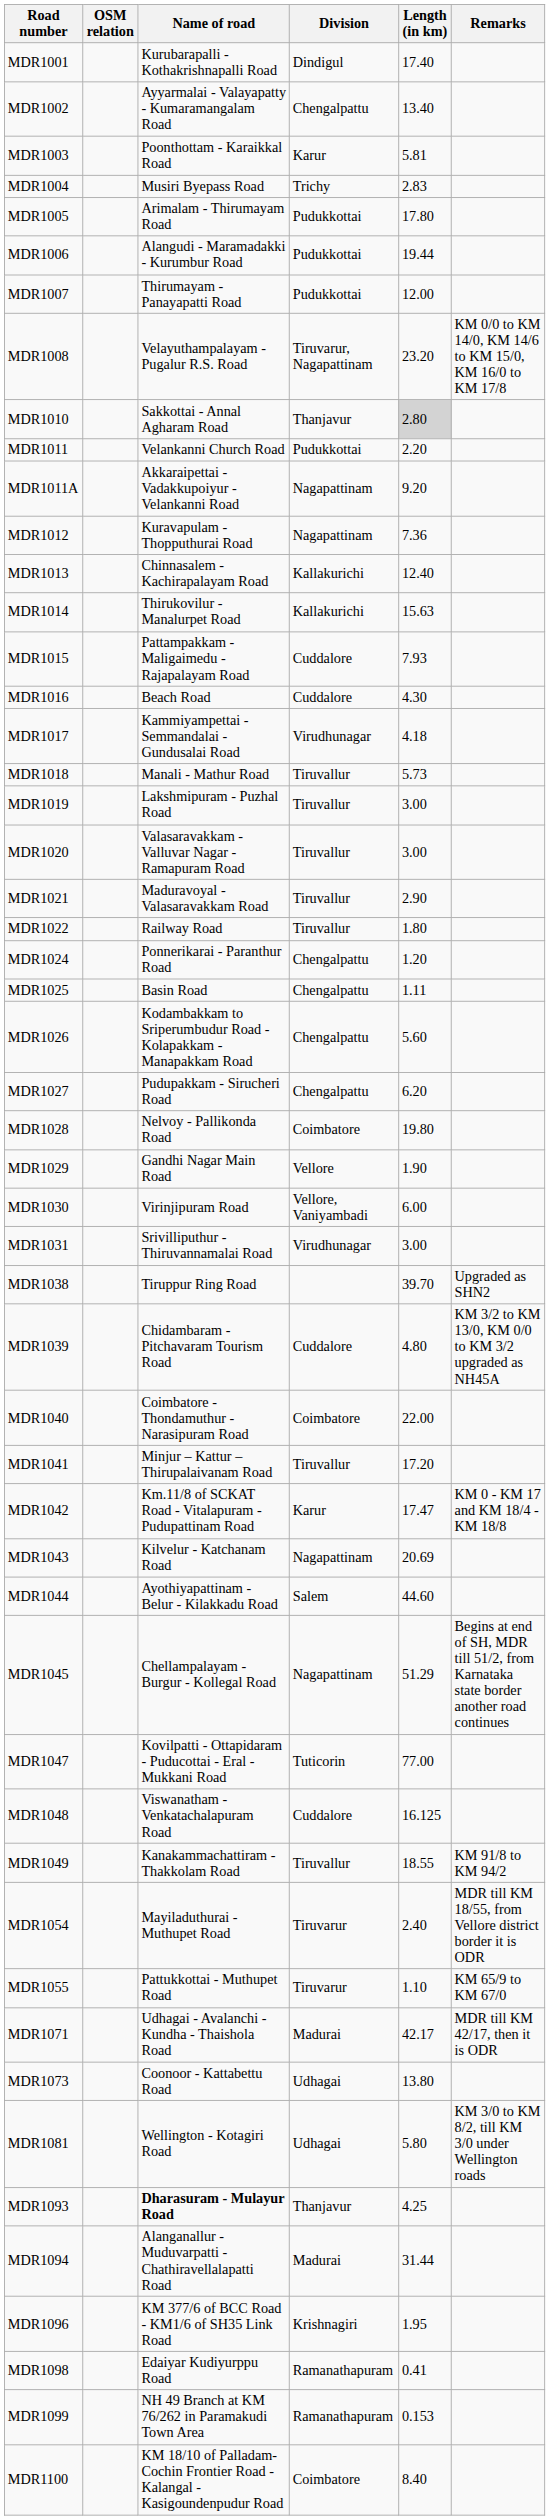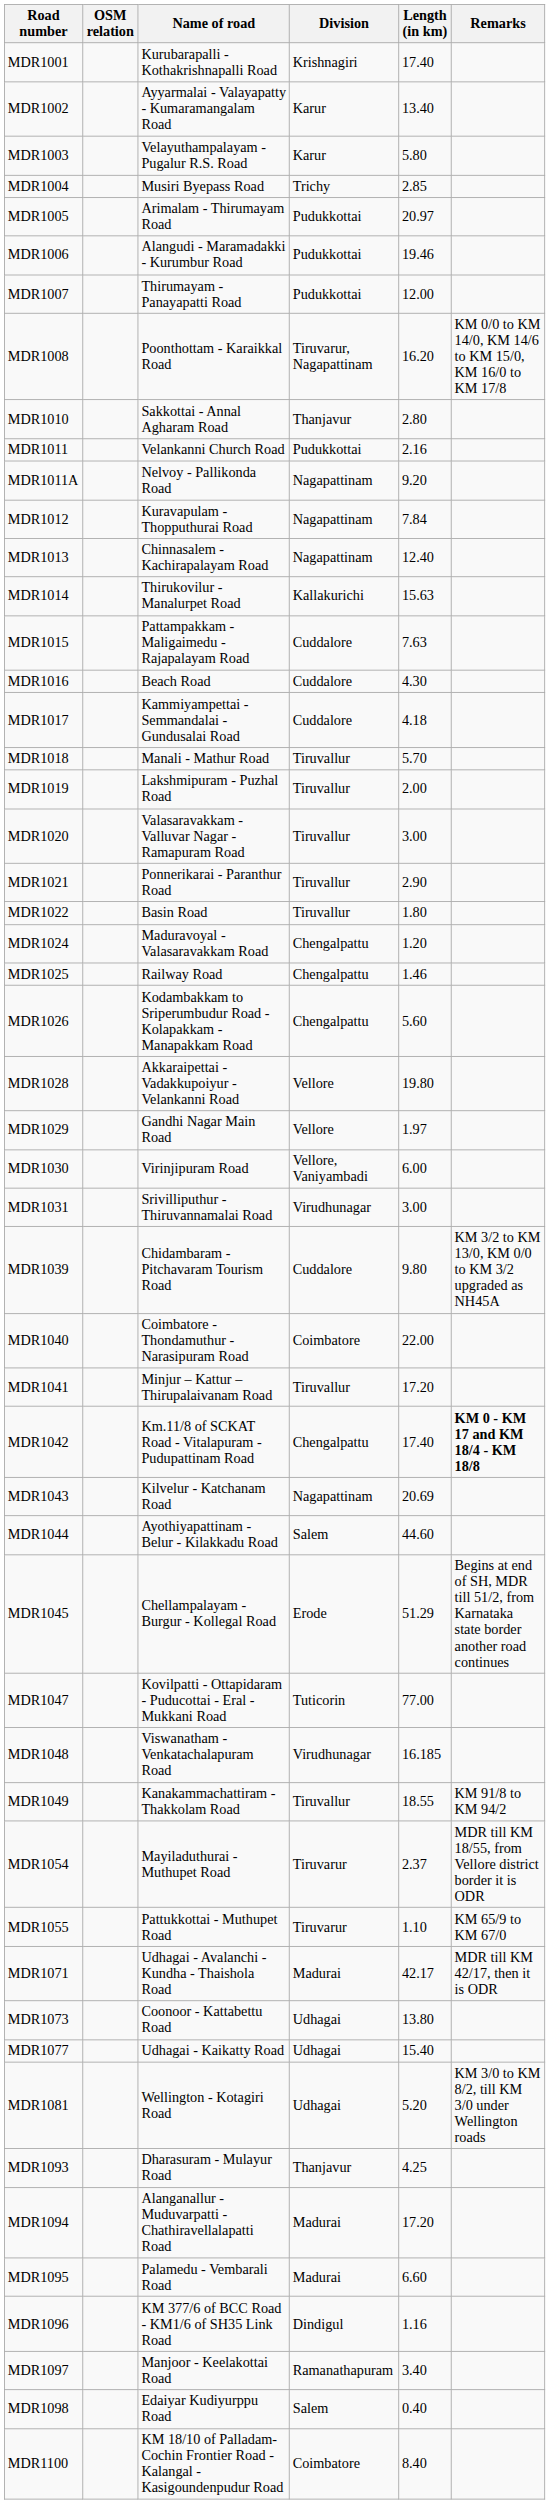(318, 62) Dindigul -> (325, 62) Krishnagiri
(331, 109) Chengalpattu -> (309, 109) Karur
(212, 155) Poonthottam - Karaikkal Road -> (204, 155) Velayuthampalayam - Pugalur R.S. Road
(414, 155) 5.81 -> (414, 155) 5.80
(414, 186) 2.83 -> (414, 186) 2.85
(418, 216) 17.80 -> (418, 216) 20.97
(418, 255) 19.44 -> (418, 255) 19.46
(204, 356) Velayuthampalayam - Pugalur R.S. Road -> (212, 356) Poonthottam - Karaikkal Road
(418, 356) 23.20 -> (418, 356) 16.20
(414, 419) lightgrey background -> (414, 419) no background
(414, 449) 2.20 -> (414, 449) 2.16
(190, 488) Akkaraipettai - Vadakkupoiyur - Velankanni Road -> (199, 480) Nelvoy - Pallikonda Road
(414, 535) 7.36 -> (414, 519) 7.84
(328, 573) Kallakurichi -> (333, 557) Nagapattinam
(414, 658) 7.93 -> (414, 642) 7.63
(332, 736) Virudhunagar -> (322, 720) Cuddalore
(414, 774) 5.73 -> (414, 758) 5.70
(414, 805) 3.00 -> (414, 789) 2.00
(205, 898) Maduravoyal - Valasaravakkam Road -> (211, 882) Ponnerikarai - Paranthur Road
(182, 929) Railway Road -> (174, 913) Basin Road
(211, 959) Ponnerikarai - Paranthur Road -> (205, 943) Maduravoyal - Valasaravakkam Road
(174, 990) Basin Road -> (182, 974) Railway Road
(414, 990) 1.11 -> (414, 974) 1.46
- row: (38, 1091)
(199, 1130) Nelvoy - Pallikonda Road -> (190, 1083) Akkaraipettai - Vadakkupoiyur - Velankanni Road
(326, 1130) Coimbatore -> (313, 1083) Vellore
(414, 1168) 1.90 -> (414, 1130) 1.97
- row: (38, 1284)
(414, 1347) 4.80 -> (414, 1270) 9.80
(309, 1511) Karur -> (331, 1441) Chengalpattu
(418, 1511) 17.47 -> (418, 1441) 17.40
(498, 1511) normal -> (490, 1441) bold
(333, 1674) Nagapattinam -> (310, 1613) Erode
(322, 1816) Cuddalore -> (332, 1755) Virudhunagar
(421, 1816) 16.125 -> (421, 1755) 16.185
(414, 1925) 2.40 -> (414, 1864) 2.37
+ row: (38, 2050)
(414, 2144) 5.80 -> (414, 2105) 5.20
(213, 2206) bold -> (207, 2168) normal
(418, 2261) 31.44 -> (418, 2222) 17.20
+ row: (38, 2277)
(325, 2323) Krishnagiri -> (318, 2323) Dindigul
(414, 2323) 1.95 -> (414, 2323) 1.16
+ row: (38, 2370)
(343, 2370) Ramanathapuram -> (311, 2409) Salem
(414, 2370) 0.41 -> (414, 2409) 0.40
- row: (38, 2417)
